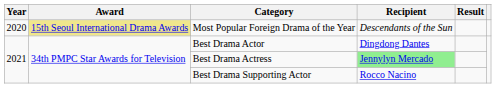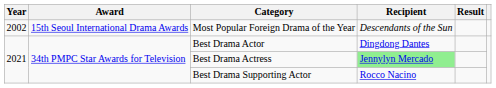(17, 28) 2020 -> (17, 28) 2002
(110, 28) khaki background -> (110, 28) no background
